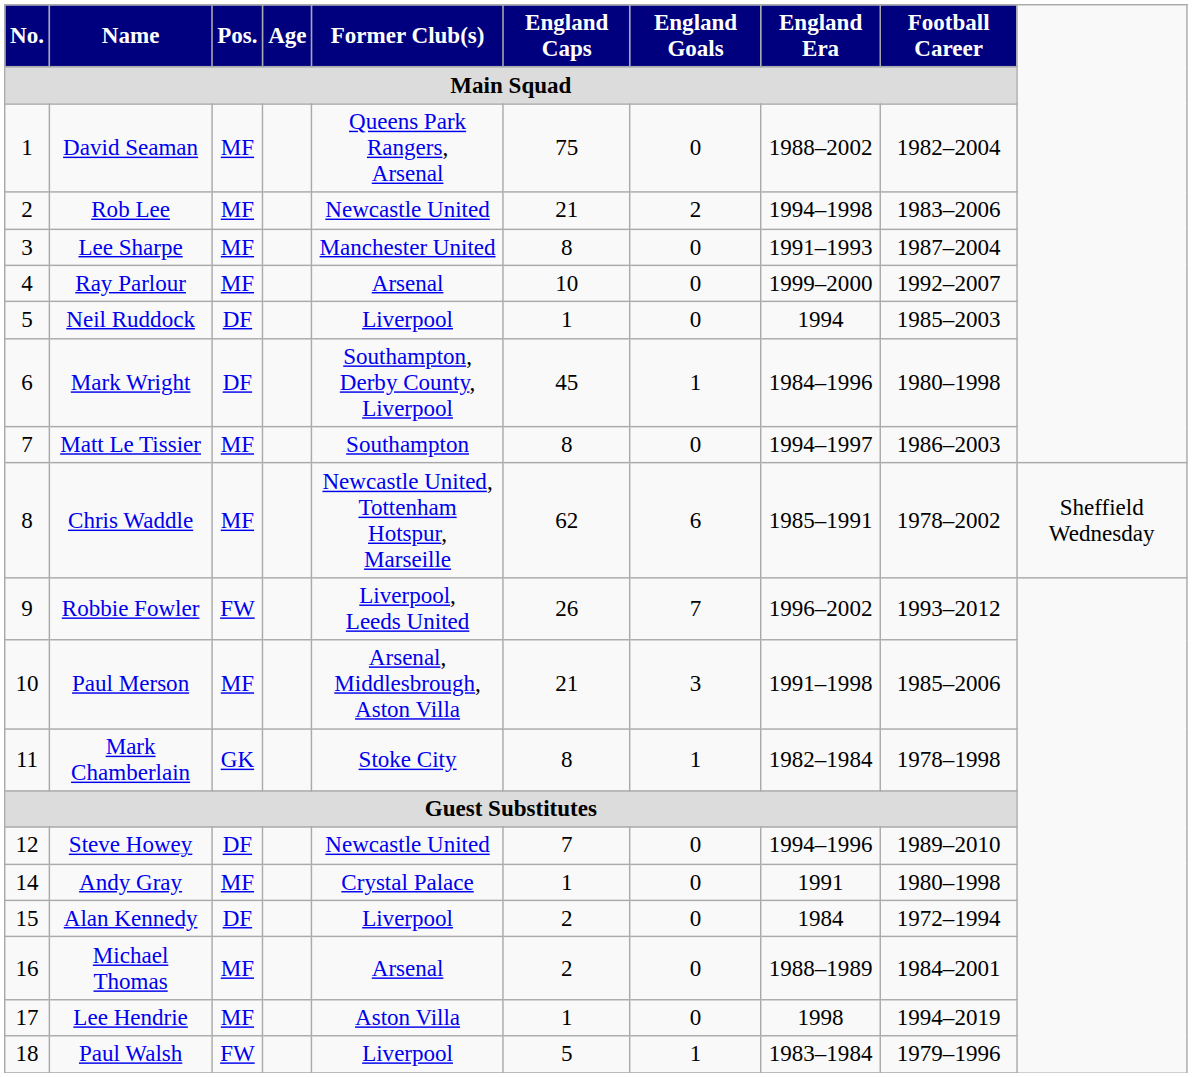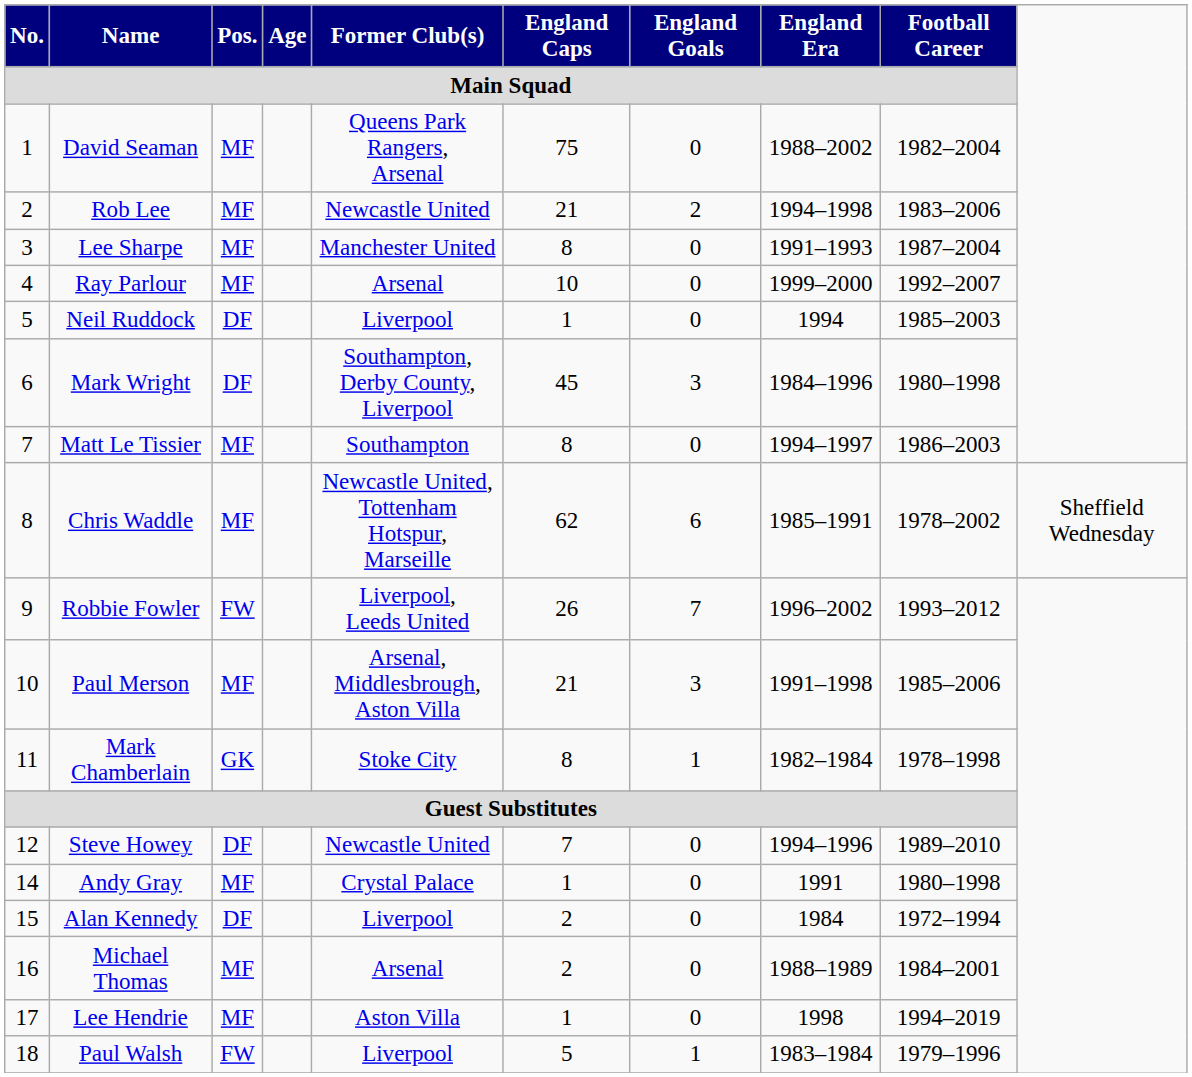(696, 382) 1 -> (696, 382) 3
